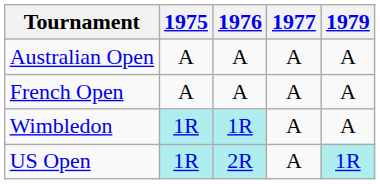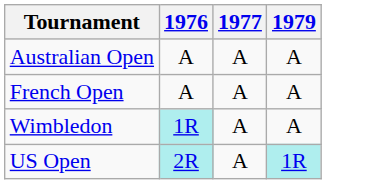- column: (186, 21)
